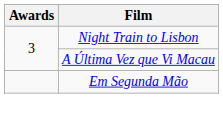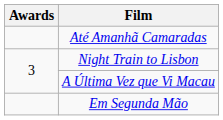+ row: (138, 37)
